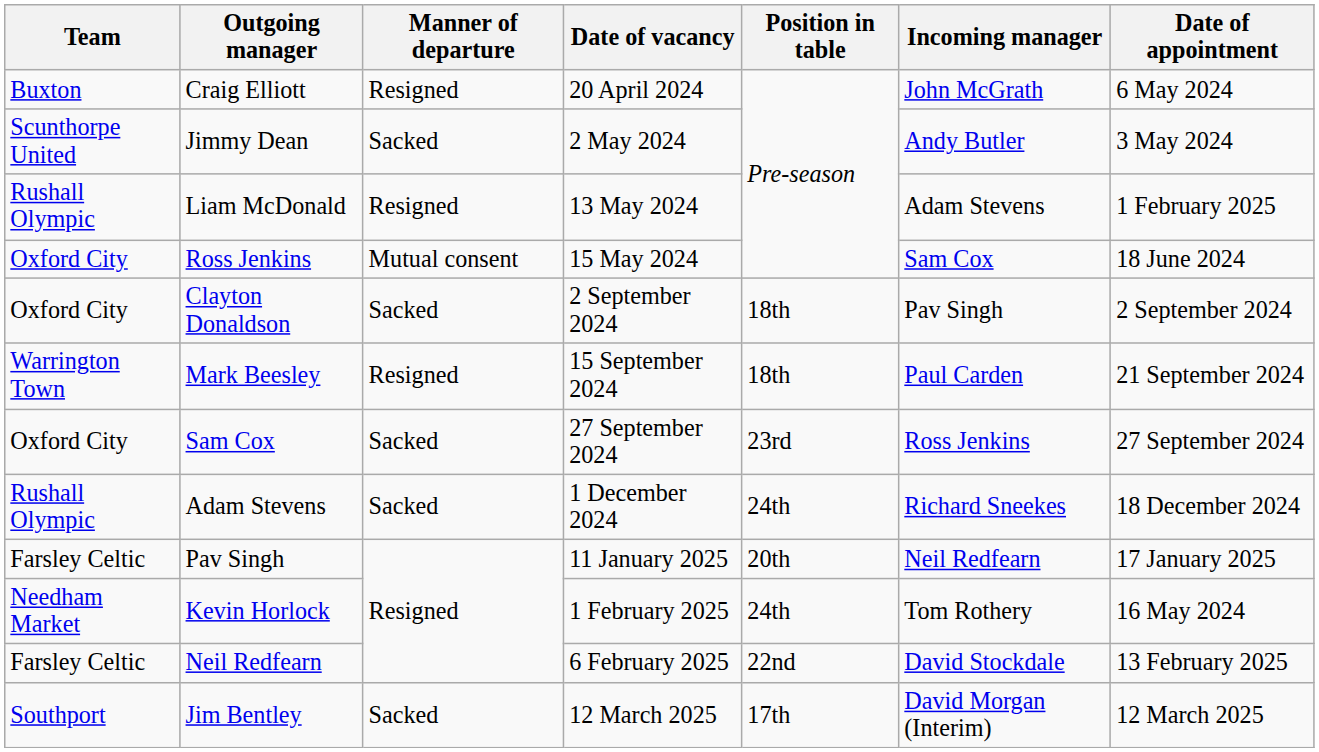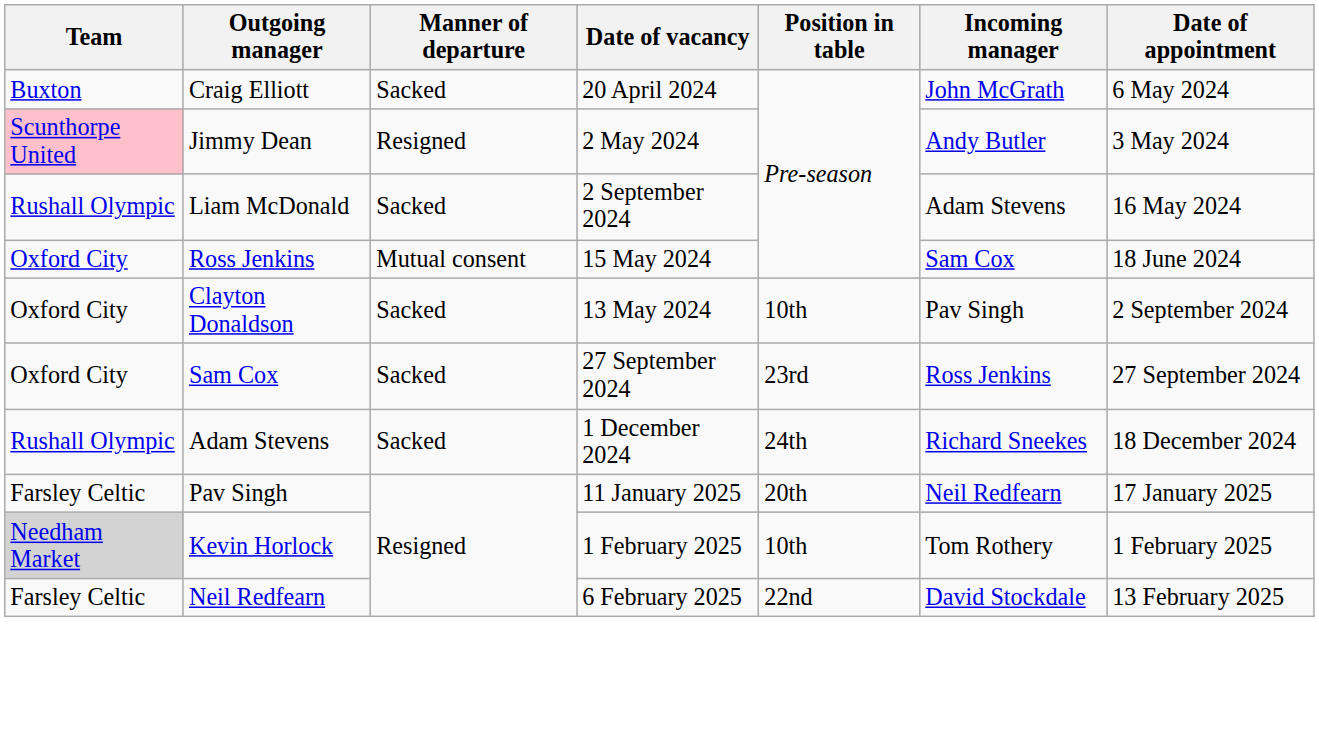(414, 89) Resigned -> (411, 89) Sacked
(65, 141) no background -> (65, 141) pink background
(403, 141) Sacked -> (421, 141) Resigned
(414, 206) Resigned -> (411, 206) Sacked
(634, 206) 13 May 2024 -> (643, 206) 2 September 2024
(1196, 206) 1 February 2025 -> (1177, 206) 16 May 2024
(630, 310) 2 September 2024 -> (647, 310) 13 May 2024
(769, 310) 18th -> (786, 310) 10th
- row: (253, 375)
(57, 610) no background -> (57, 545) lightgrey background
(769, 610) 24th -> (786, 545) 10th
(1181, 610) 16 May 2024 -> (1192, 545) 1 February 2025
- row: (244, 714)
